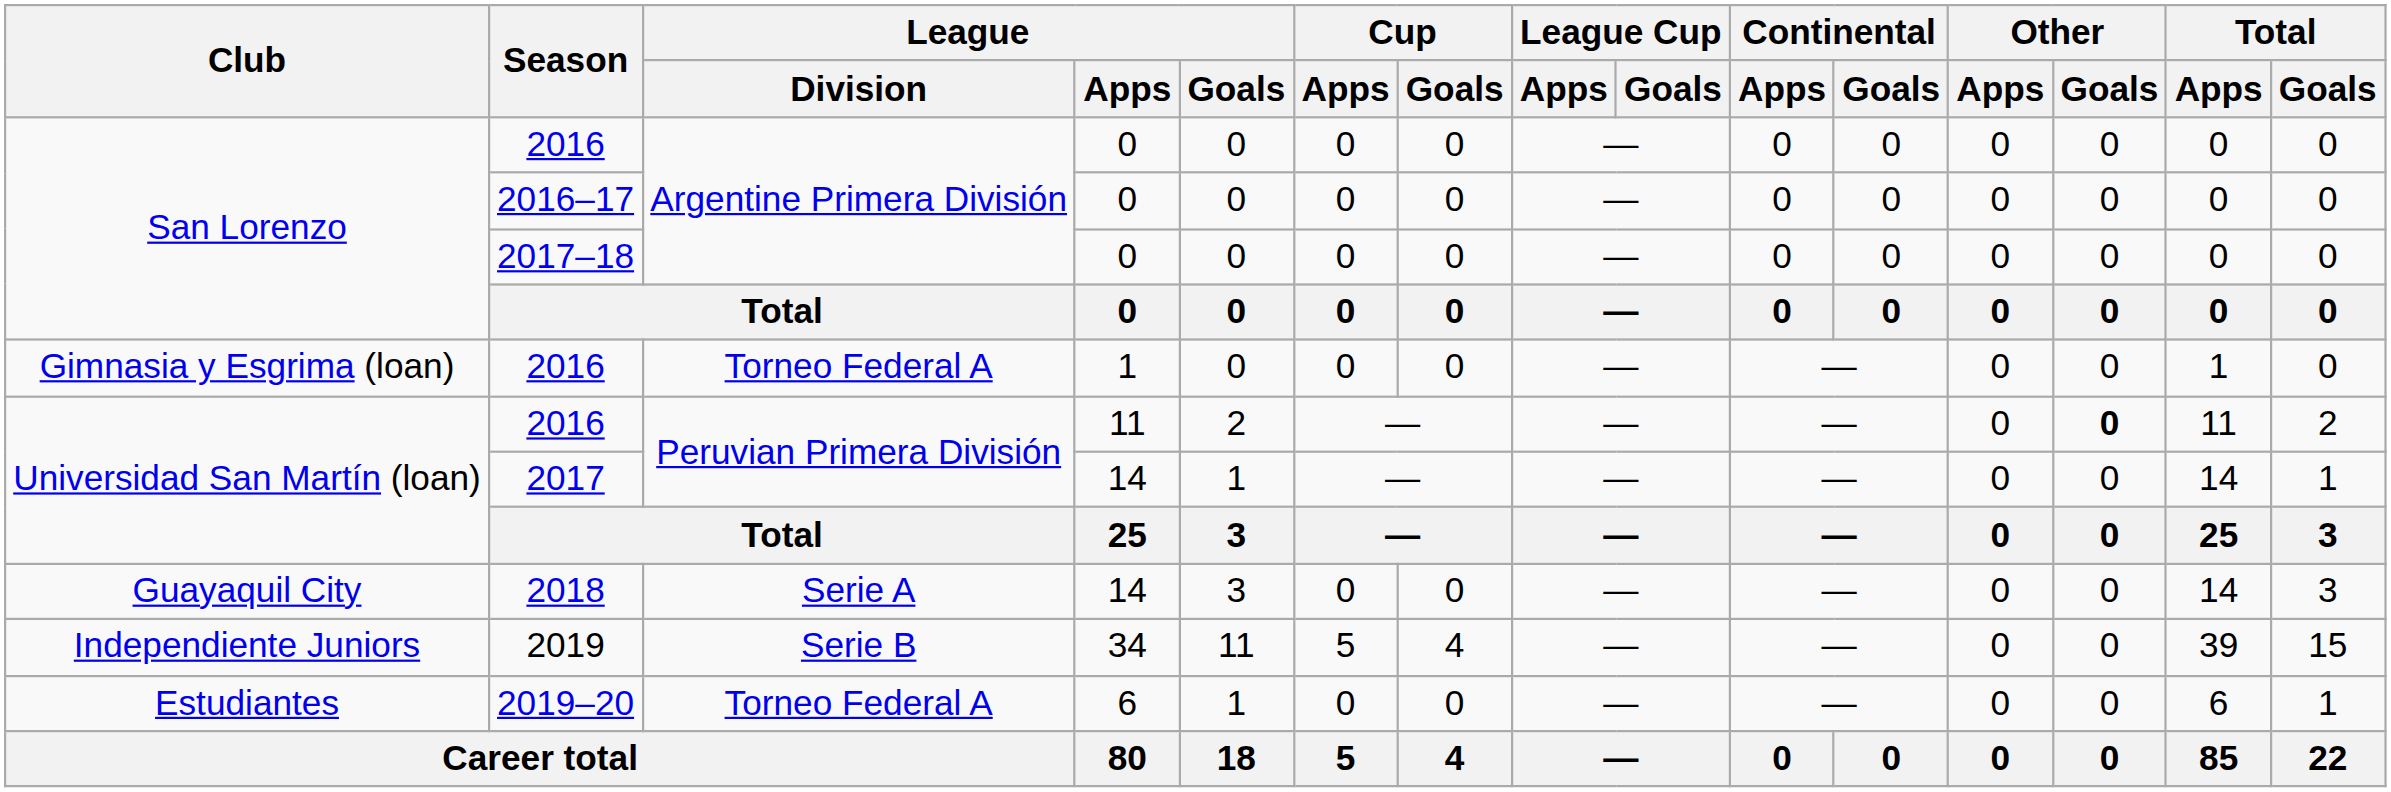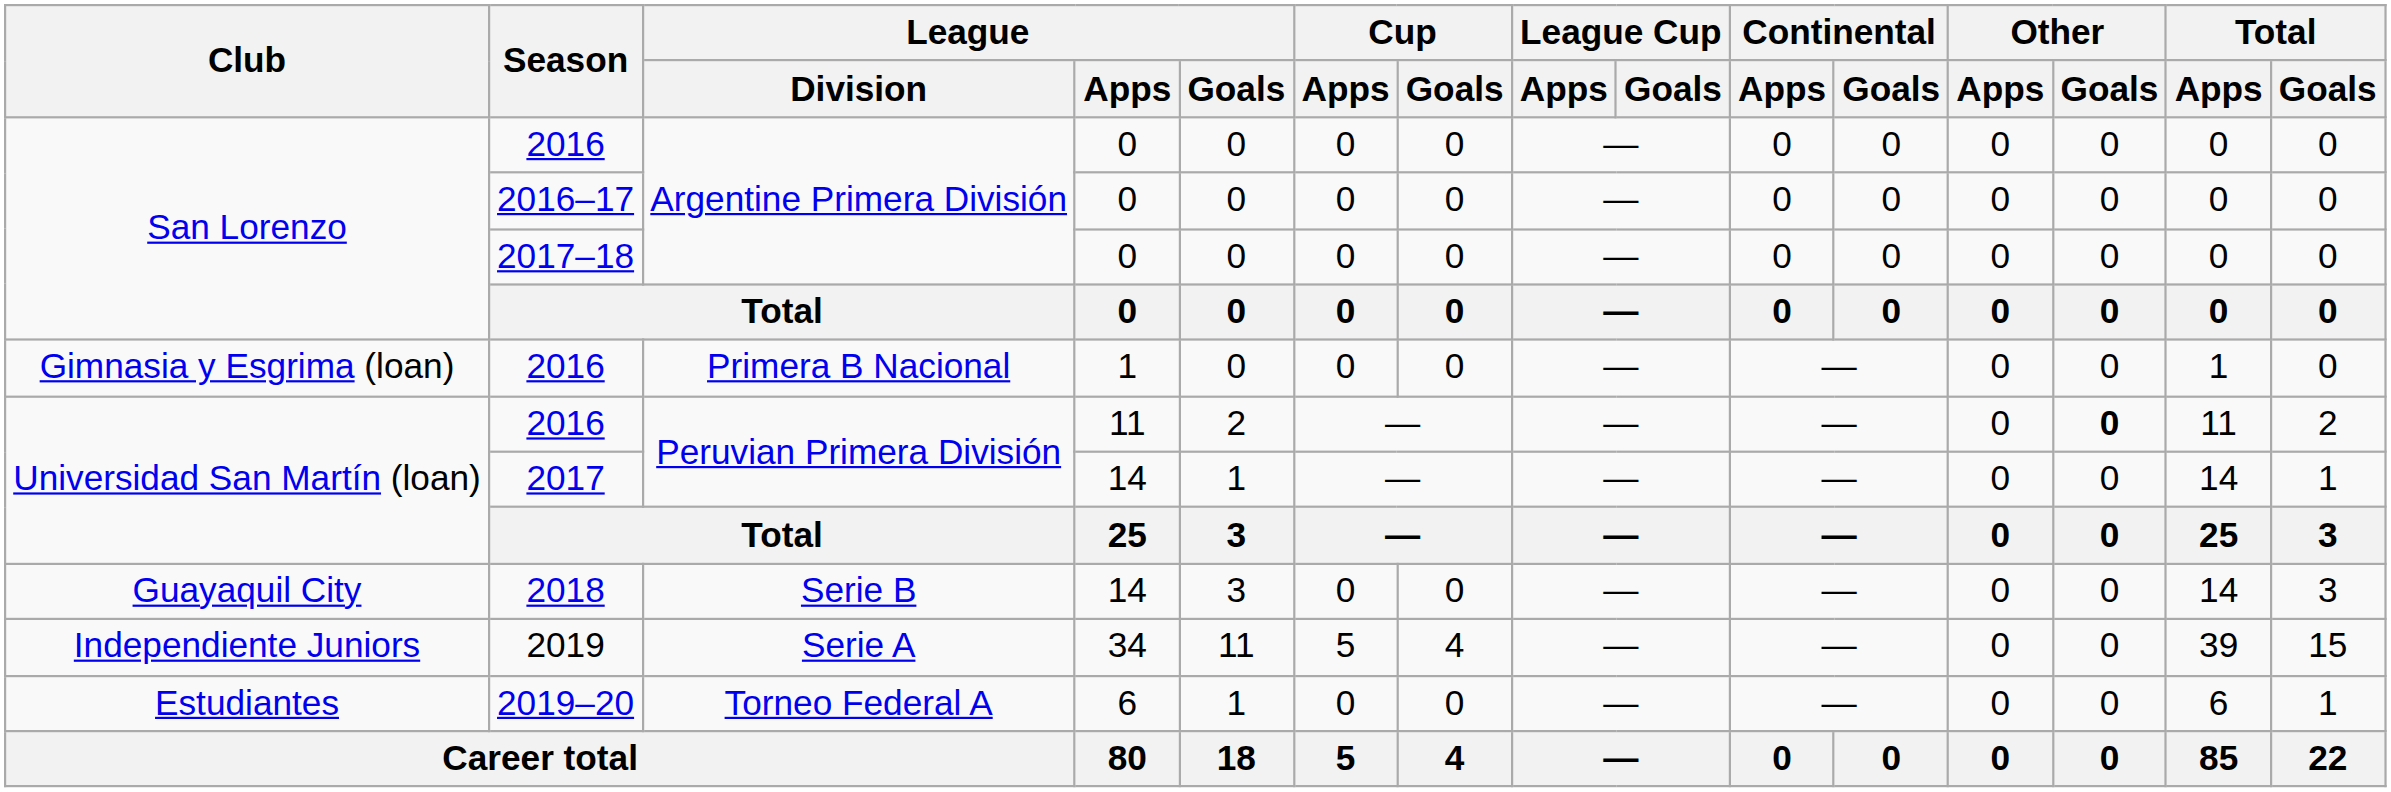(859, 367) Torneo Federal A -> (859, 367) Primera B Nacional
(859, 590) Serie A -> (859, 590) Serie B
(859, 646) Serie B -> (859, 646) Serie A
